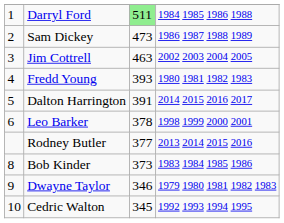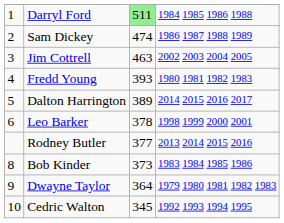(142, 36) 473 -> (142, 36) 474
(142, 100) 391 -> (142, 100) 389
(142, 185) 346 -> (142, 185) 364
